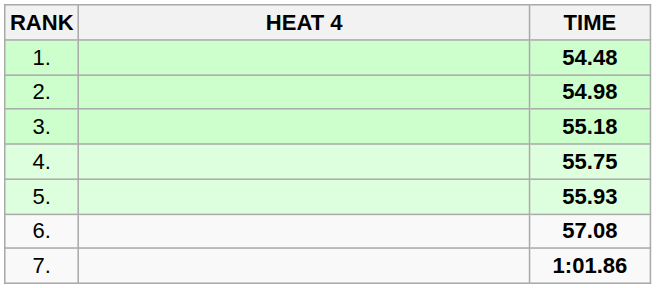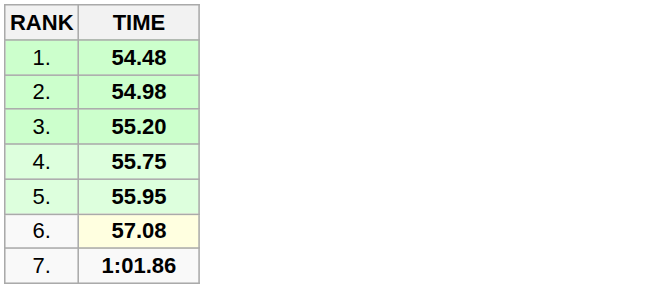- column: (304, 23)
(590, 127) 55.18 -> (139, 127) 55.20
(590, 197) 55.93 -> (139, 197) 55.95
(590, 231) no background -> (139, 231) lightyellow background
